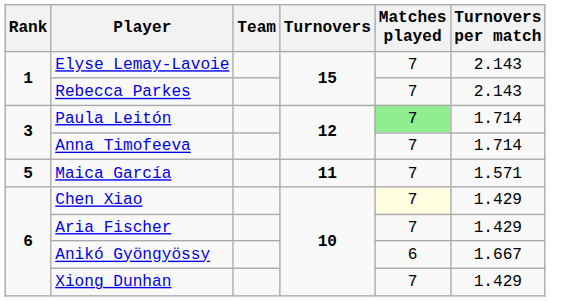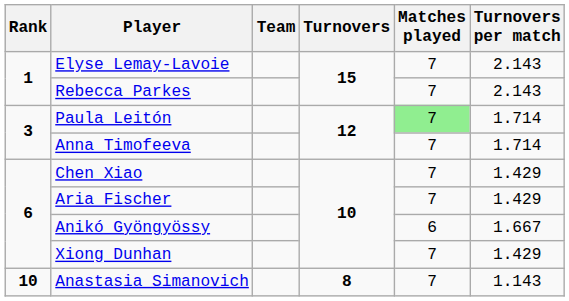- row: (113, 173)
(413, 200) lightyellow background -> (432, 173) no background
+ row: (152, 281)
